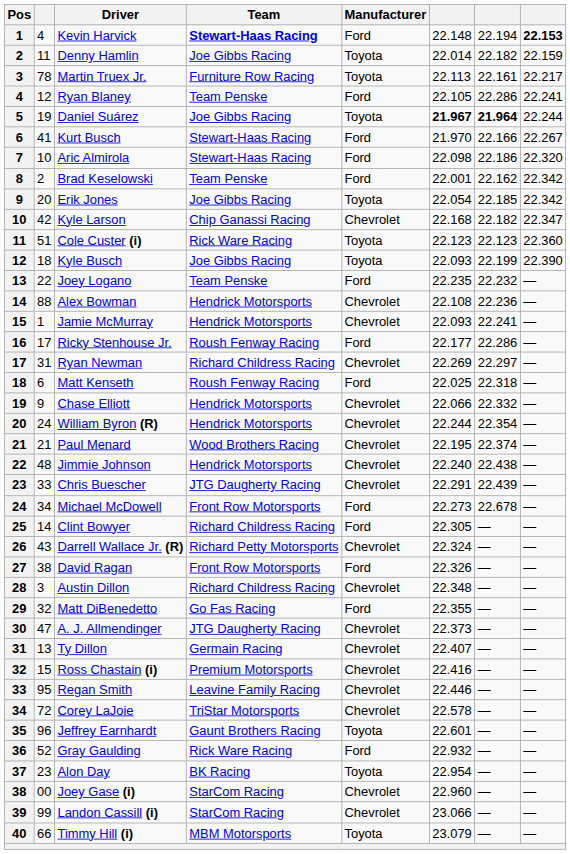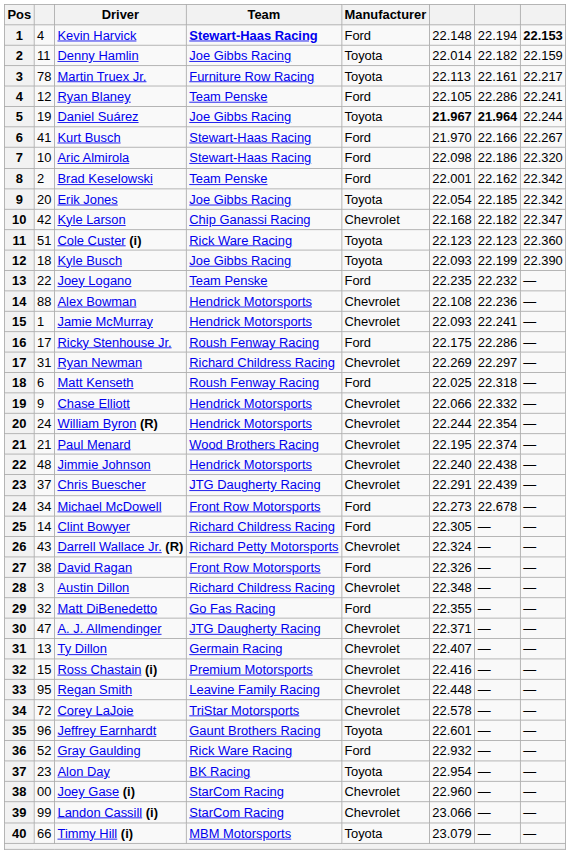(452, 342) 22.177 -> (452, 342) 22.175
(44, 485) 33 -> (44, 485) 37
(452, 628) 22.373 -> (452, 628) 22.371
(452, 690) 22.446 -> (452, 690) 22.448
